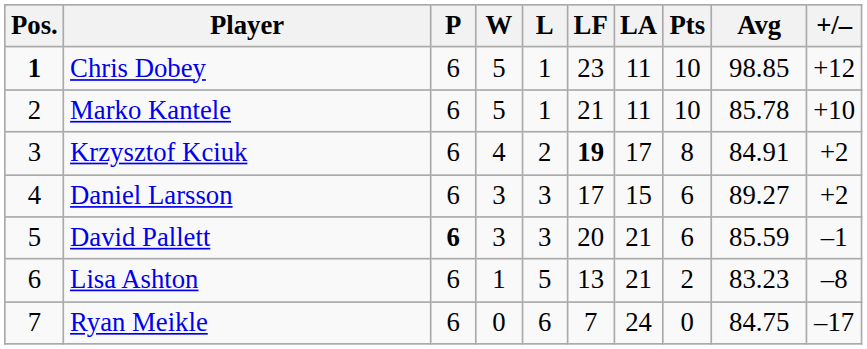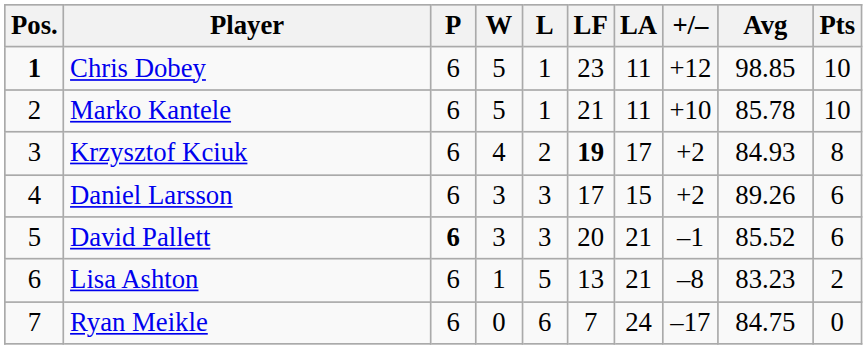columns swapped: (834, 25) <-> (687, 25)
(759, 152) 84.91 -> (765, 152) 84.93
(759, 195) 89.27 -> (765, 195) 89.26
(759, 237) 85.59 -> (765, 237) 85.52
